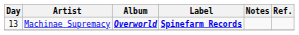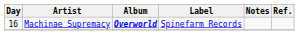(13, 24) 13 -> (13, 24) 16
(201, 24) bold -> (201, 24) normal
